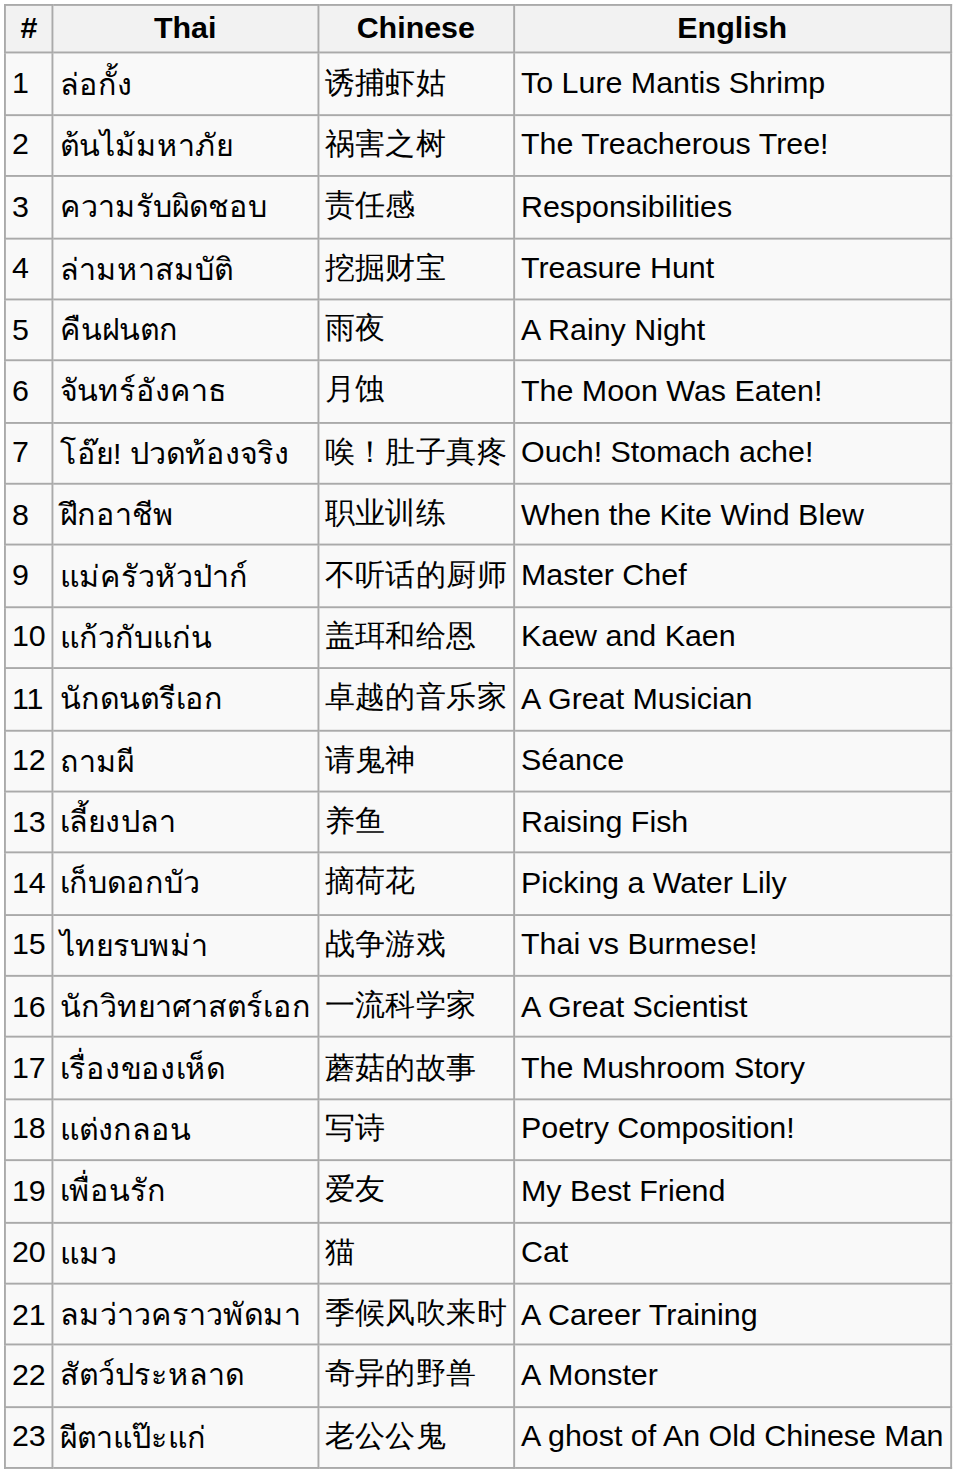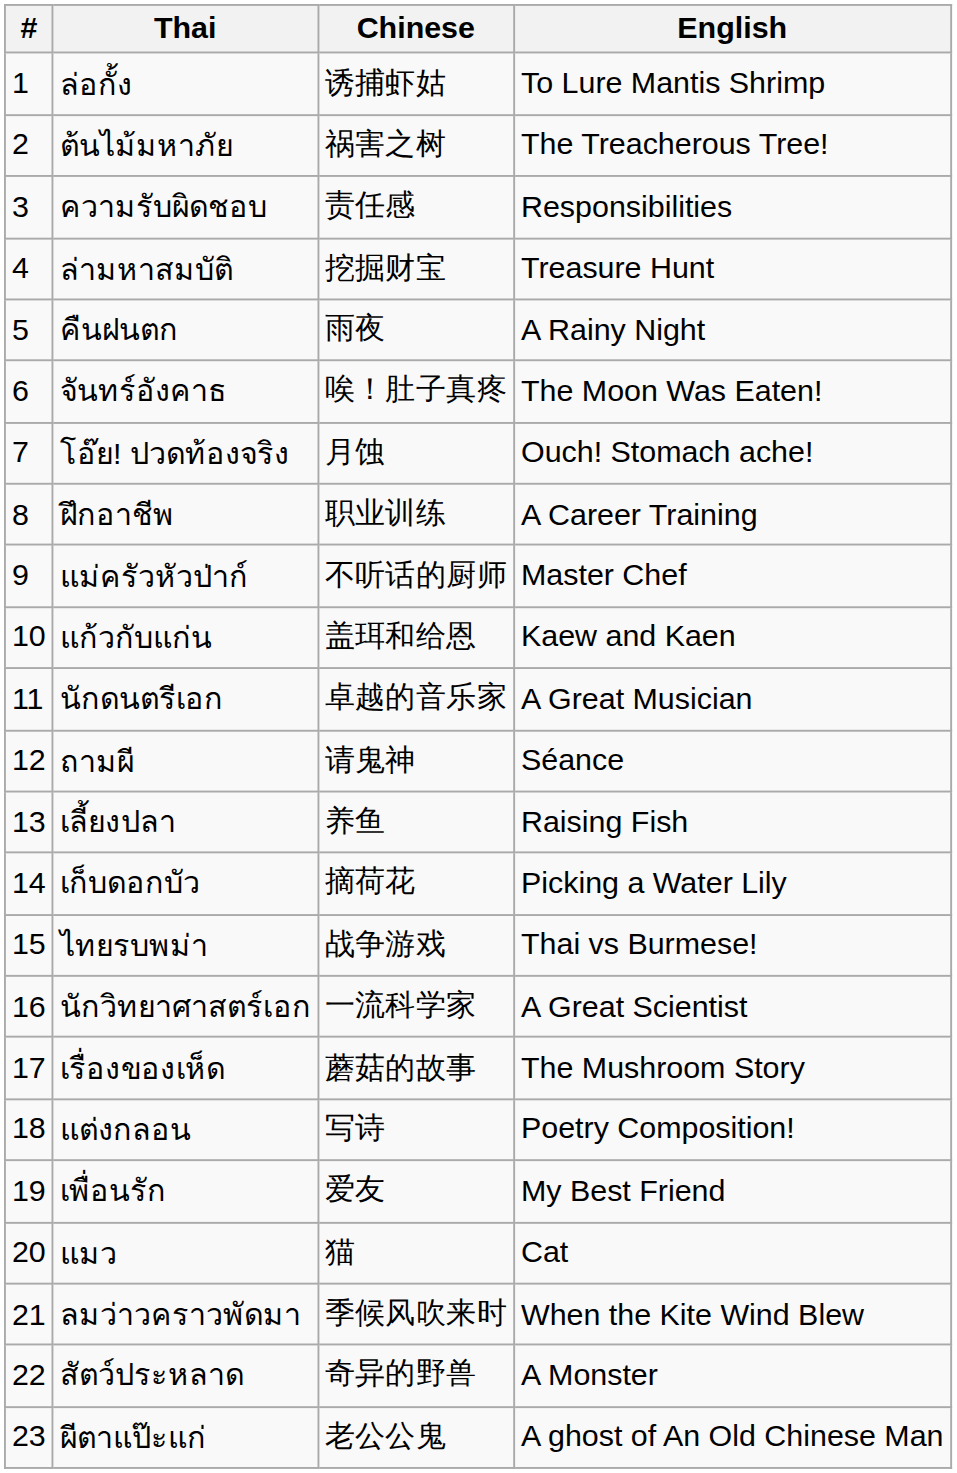(355, 390) 月蚀 -> (416, 390) 唉！肚子真疼
(416, 451) 唉！肚子真疼 -> (355, 451) 月蚀
(693, 514) When the Kite Wind Blew -> (639, 514) A Career Training
(639, 1313) A Career Training -> (693, 1313) When the Kite Wind Blew
